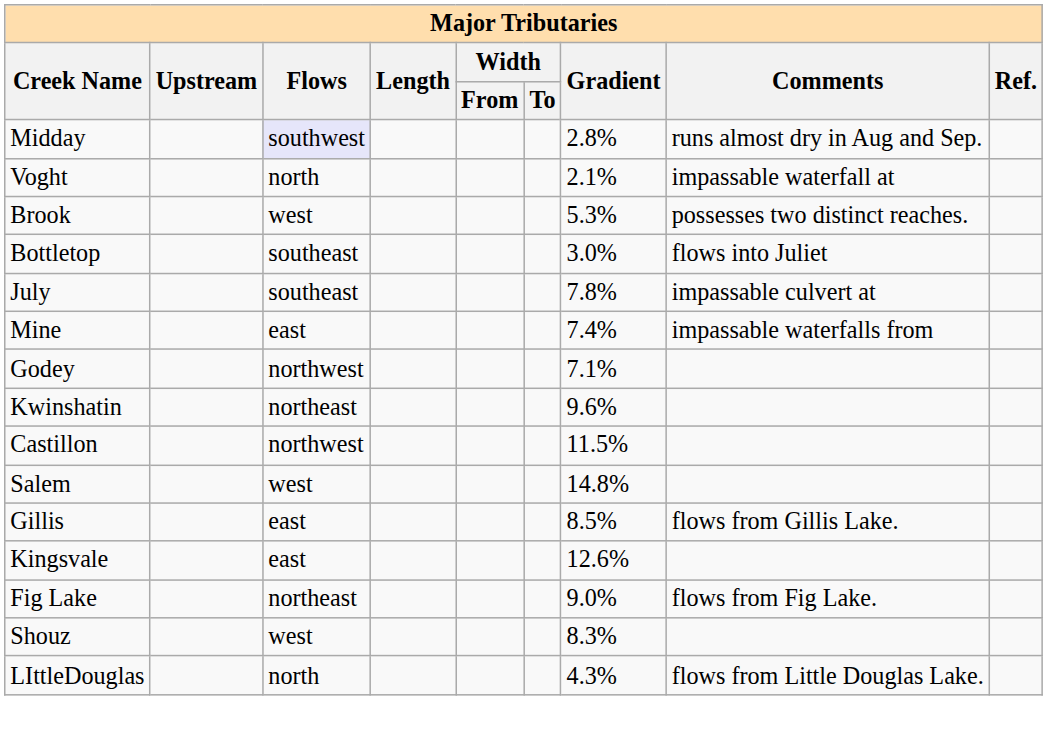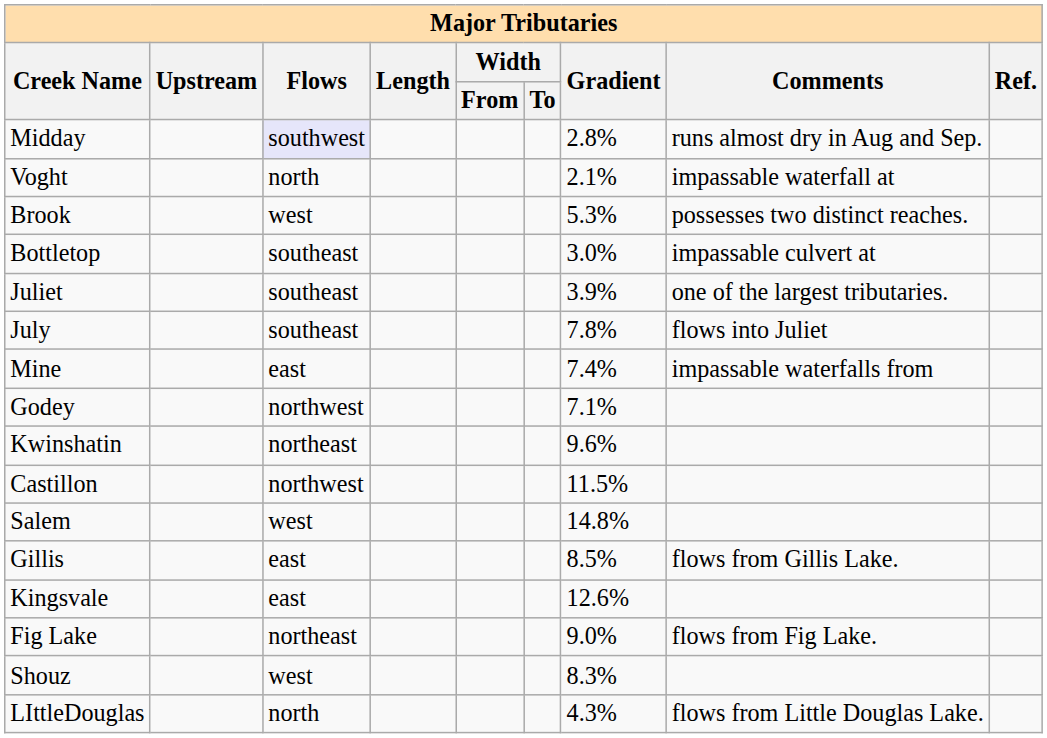(750, 253) flows into Juliet -> (774, 253) impassable culvert at
+ row: (37, 291)
(774, 291) impassable culvert at -> (750, 330) flows into Juliet
